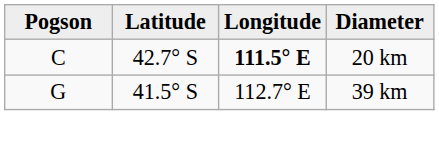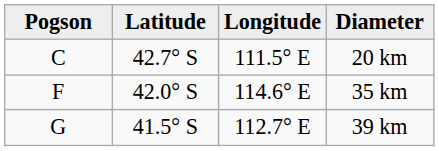(272, 57) bold -> (272, 57) normal
+ row: (380, 92)
